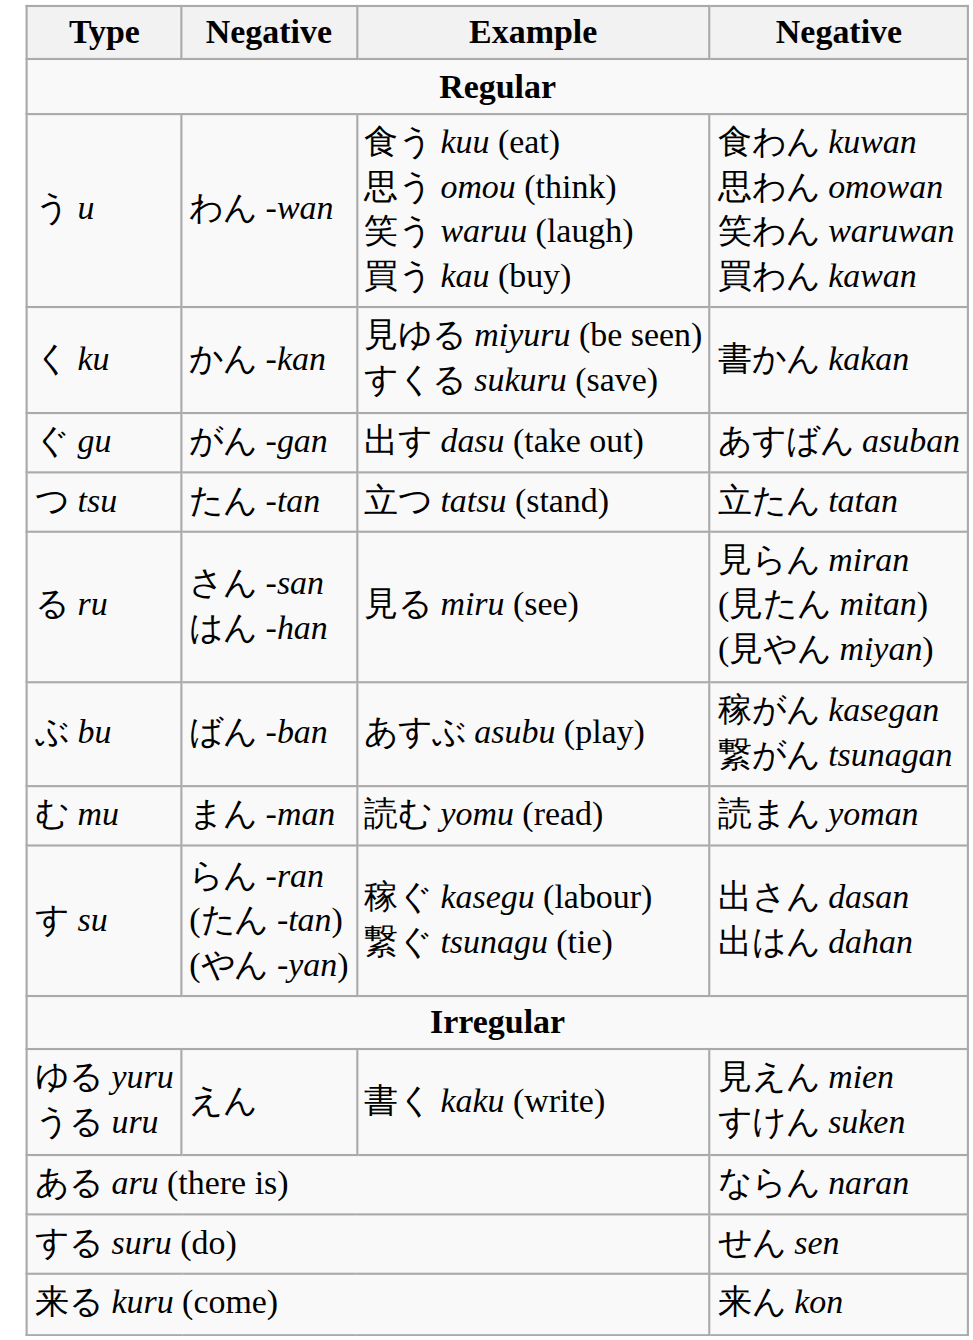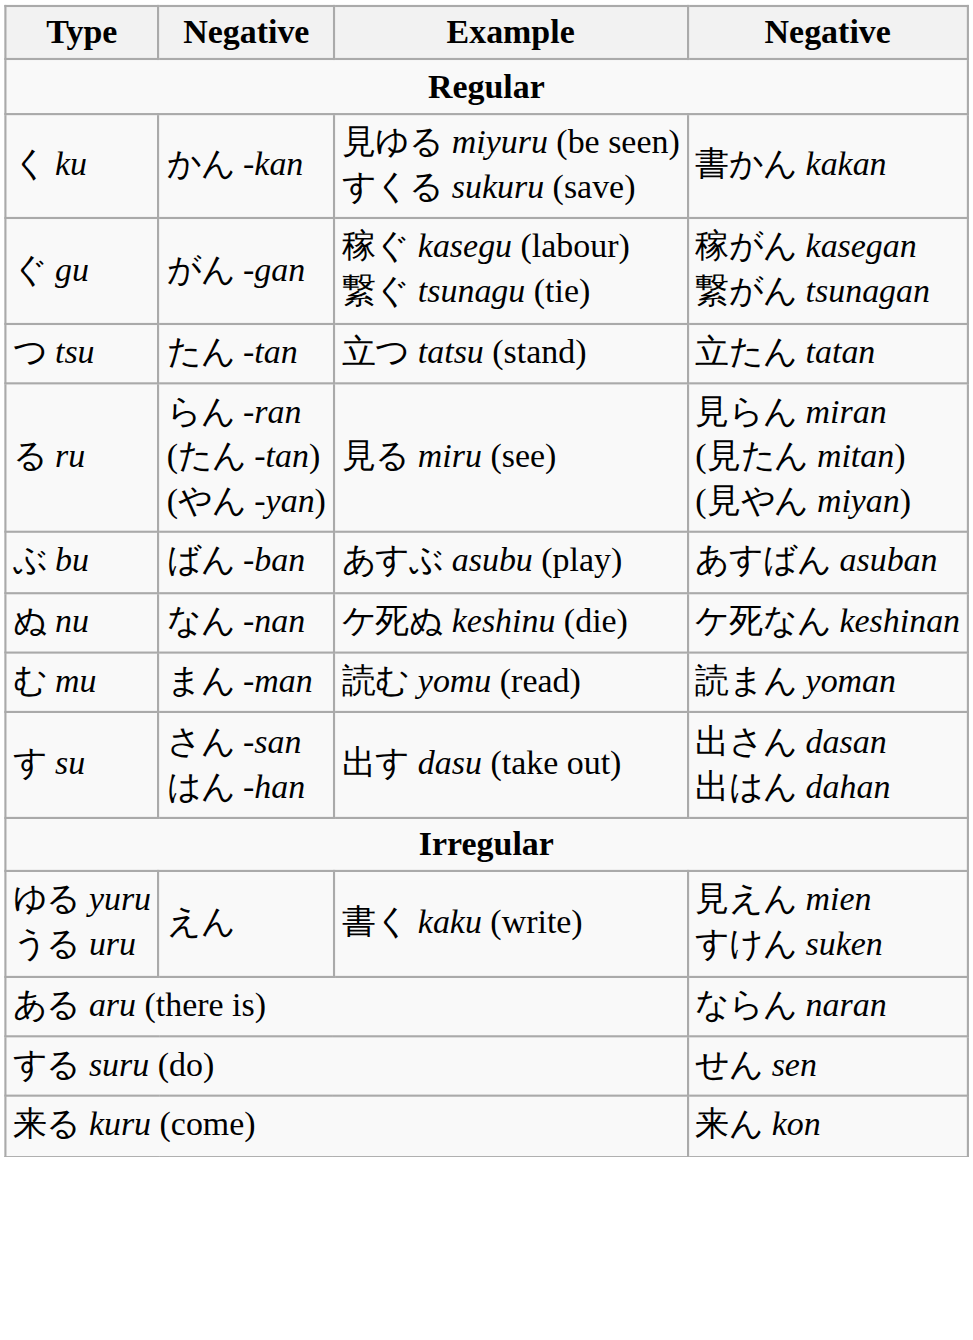- row: (65, 208)
(504, 440) 出す dasu (take out) -> (486, 268) 稼ぐ kasegu (labour) 繋ぐ tsunagu (tie)
(839, 440) あすばん asuban -> (813, 268) 稼がん kasegan 繋がん tsunagan
(259, 605) さん -san はん -han -> (246, 456) らん -ran (たん -tan) (やん -yan)
(835, 732) 稼がん kasegan 繋がん tsunagan -> (816, 560) あすばん asuban
+ row: (51, 620)
(269, 919) らん -ran (たん -tan) (やん -yan) -> (236, 763) さん -san はん -han
(508, 919) 稼ぐ kasegu (labour) 繋ぐ tsunagu (tie) -> (481, 763) 出す dasu (take out)
